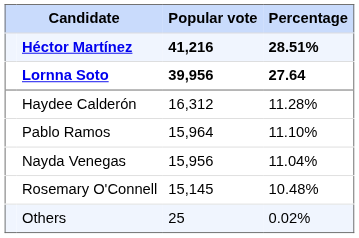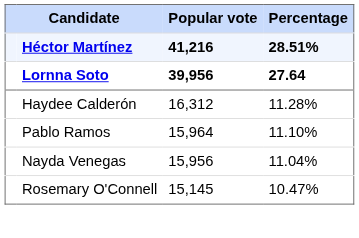(294, 189) 10.48% -> (294, 189) 10.47%
- row: (44, 218)
